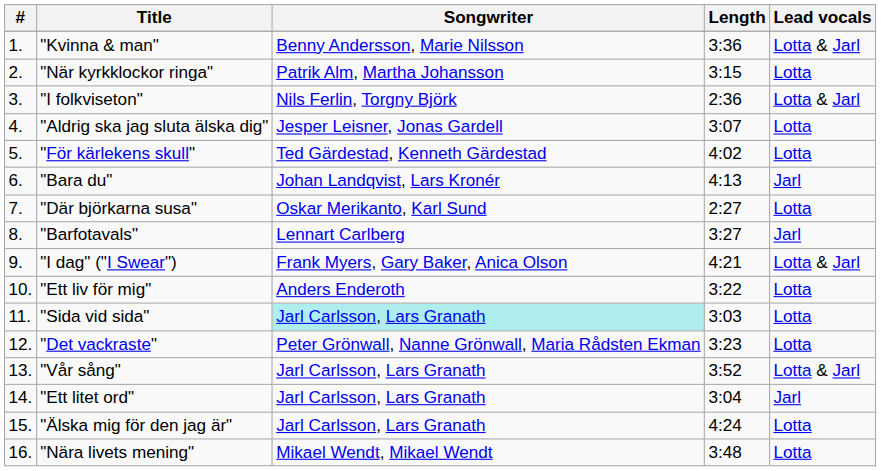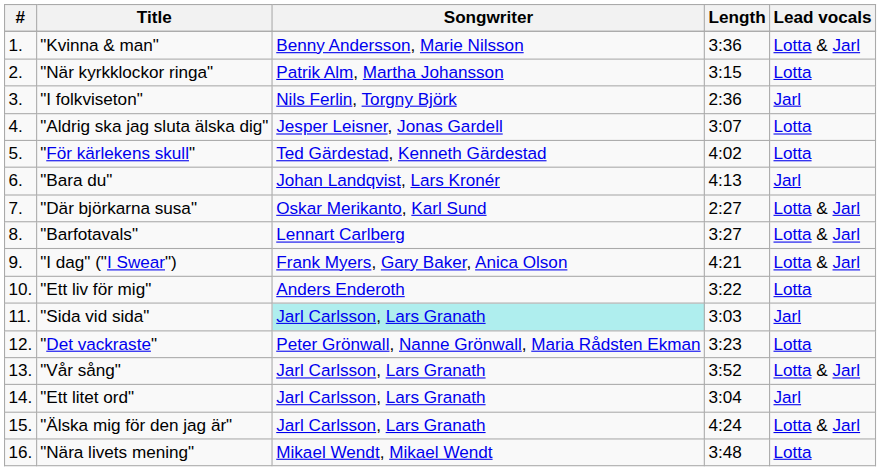(817, 99) Lotta & Jarl -> (787, 99) Jarl
(793, 208) Lotta -> (817, 208) Lotta & Jarl
(787, 235) Jarl -> (817, 235) Lotta & Jarl
(793, 316) Lotta -> (787, 316) Jarl
(793, 425) Lotta -> (817, 425) Lotta & Jarl
